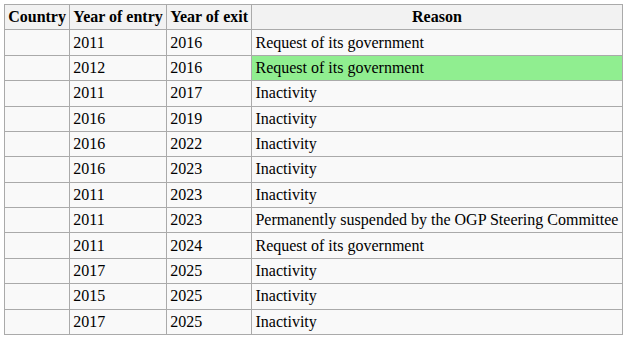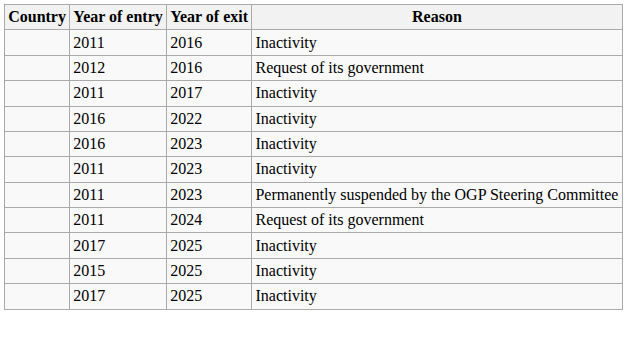(340, 42) Request of its government -> (286, 42) Inactivity
(340, 67) lightgreen background -> (340, 67) no background
- row: (89, 118)
